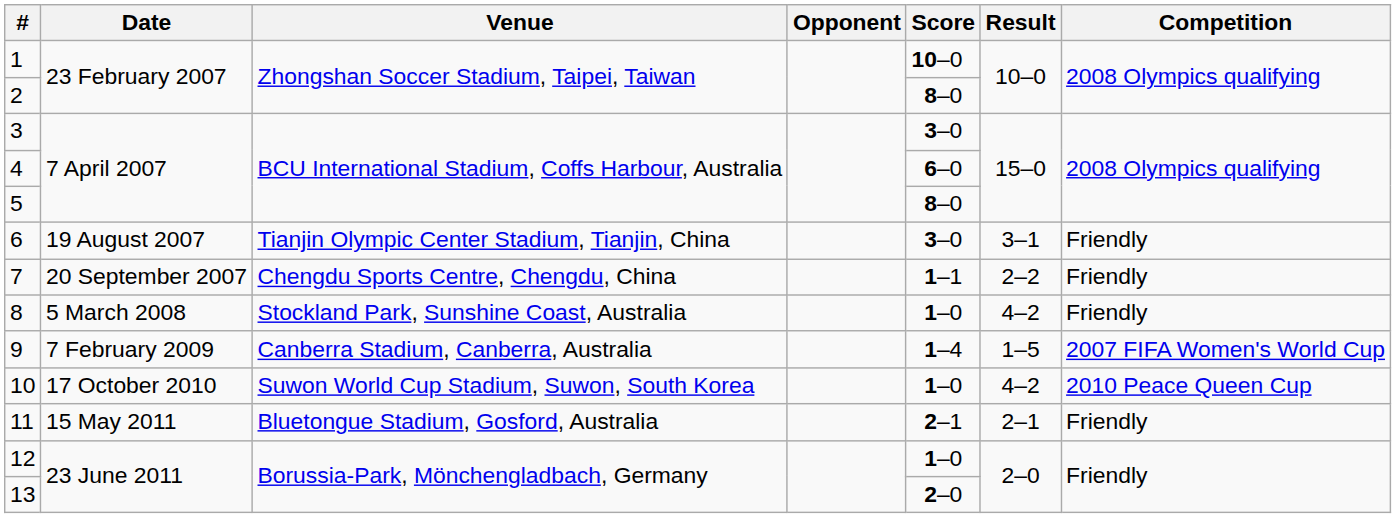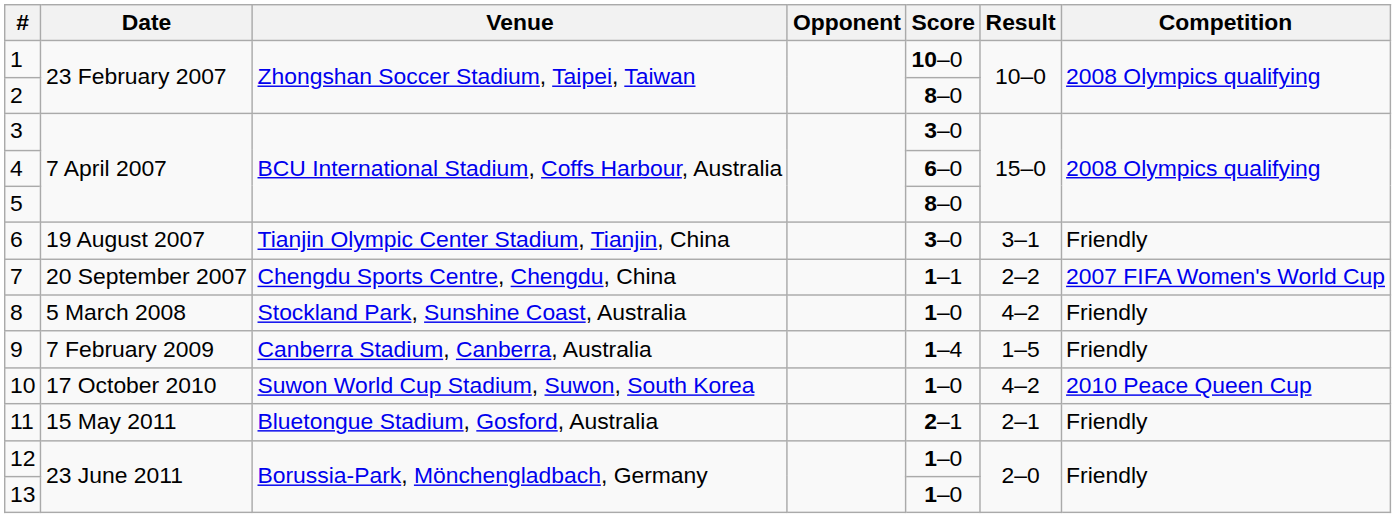(1107, 276) Friendly -> (1226, 276) 2007 FIFA Women's World Cup
(1226, 349) 2007 FIFA Women's World Cup -> (1107, 349) Friendly
(943, 494) 2–0 -> (943, 494) 1–0
